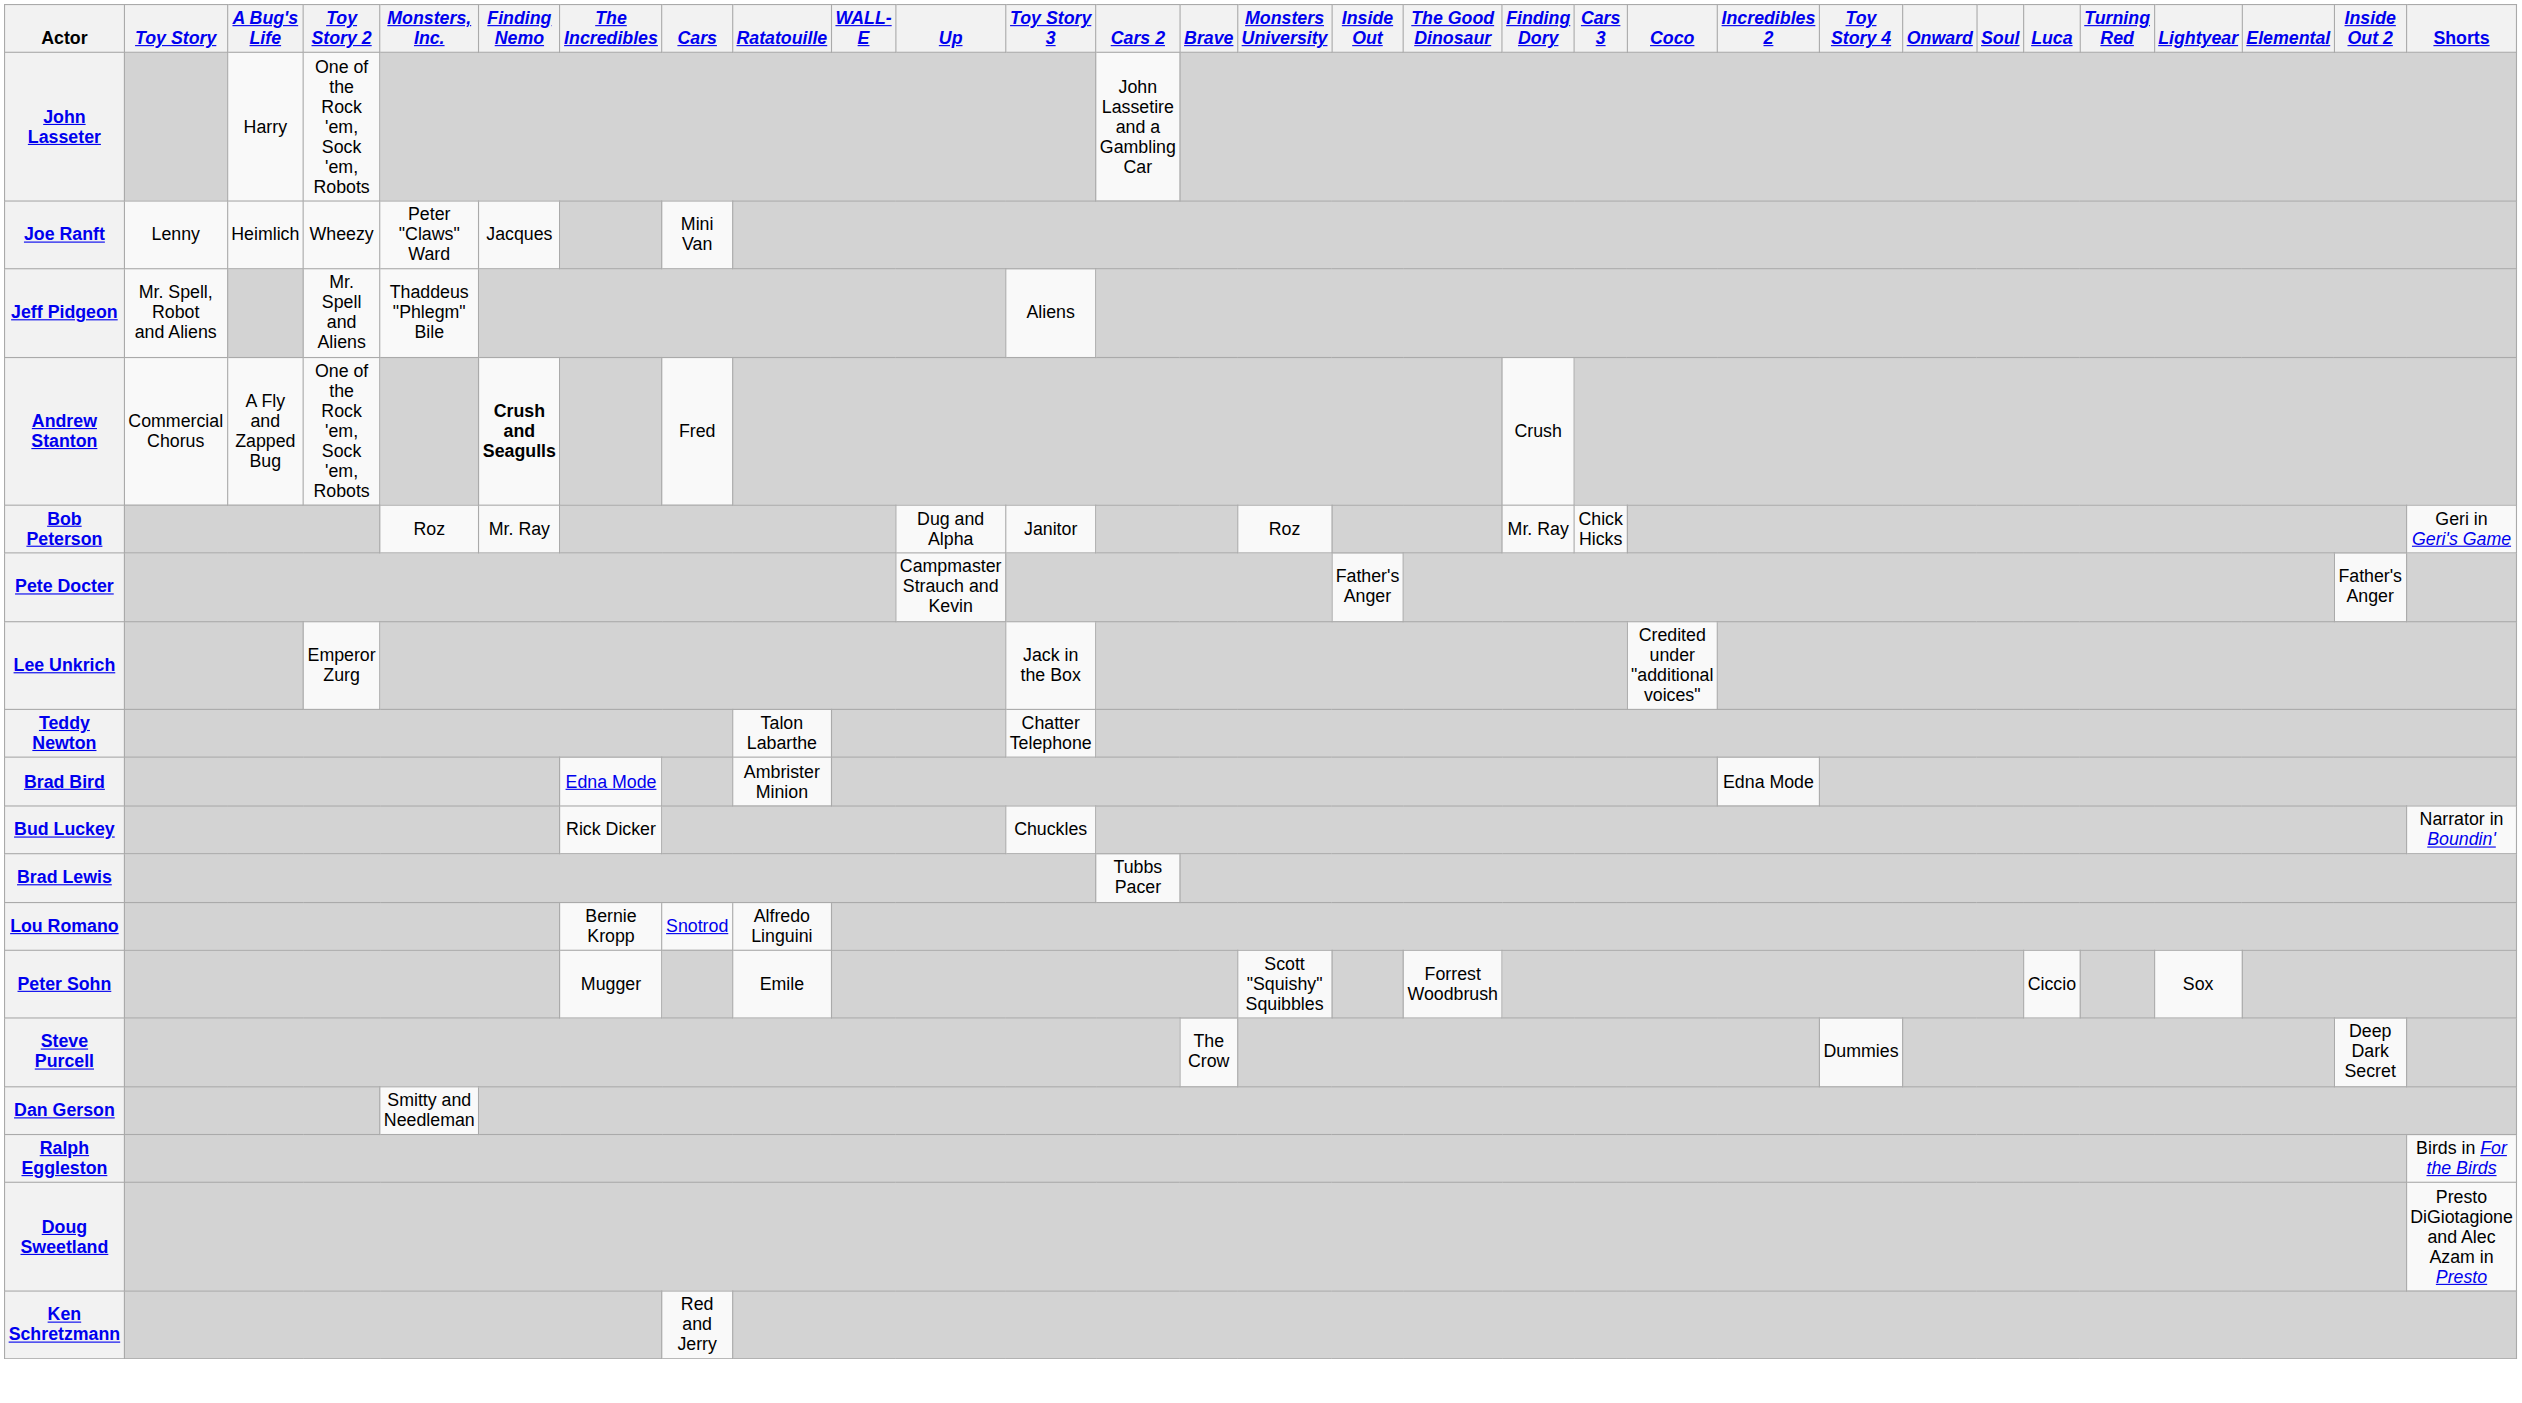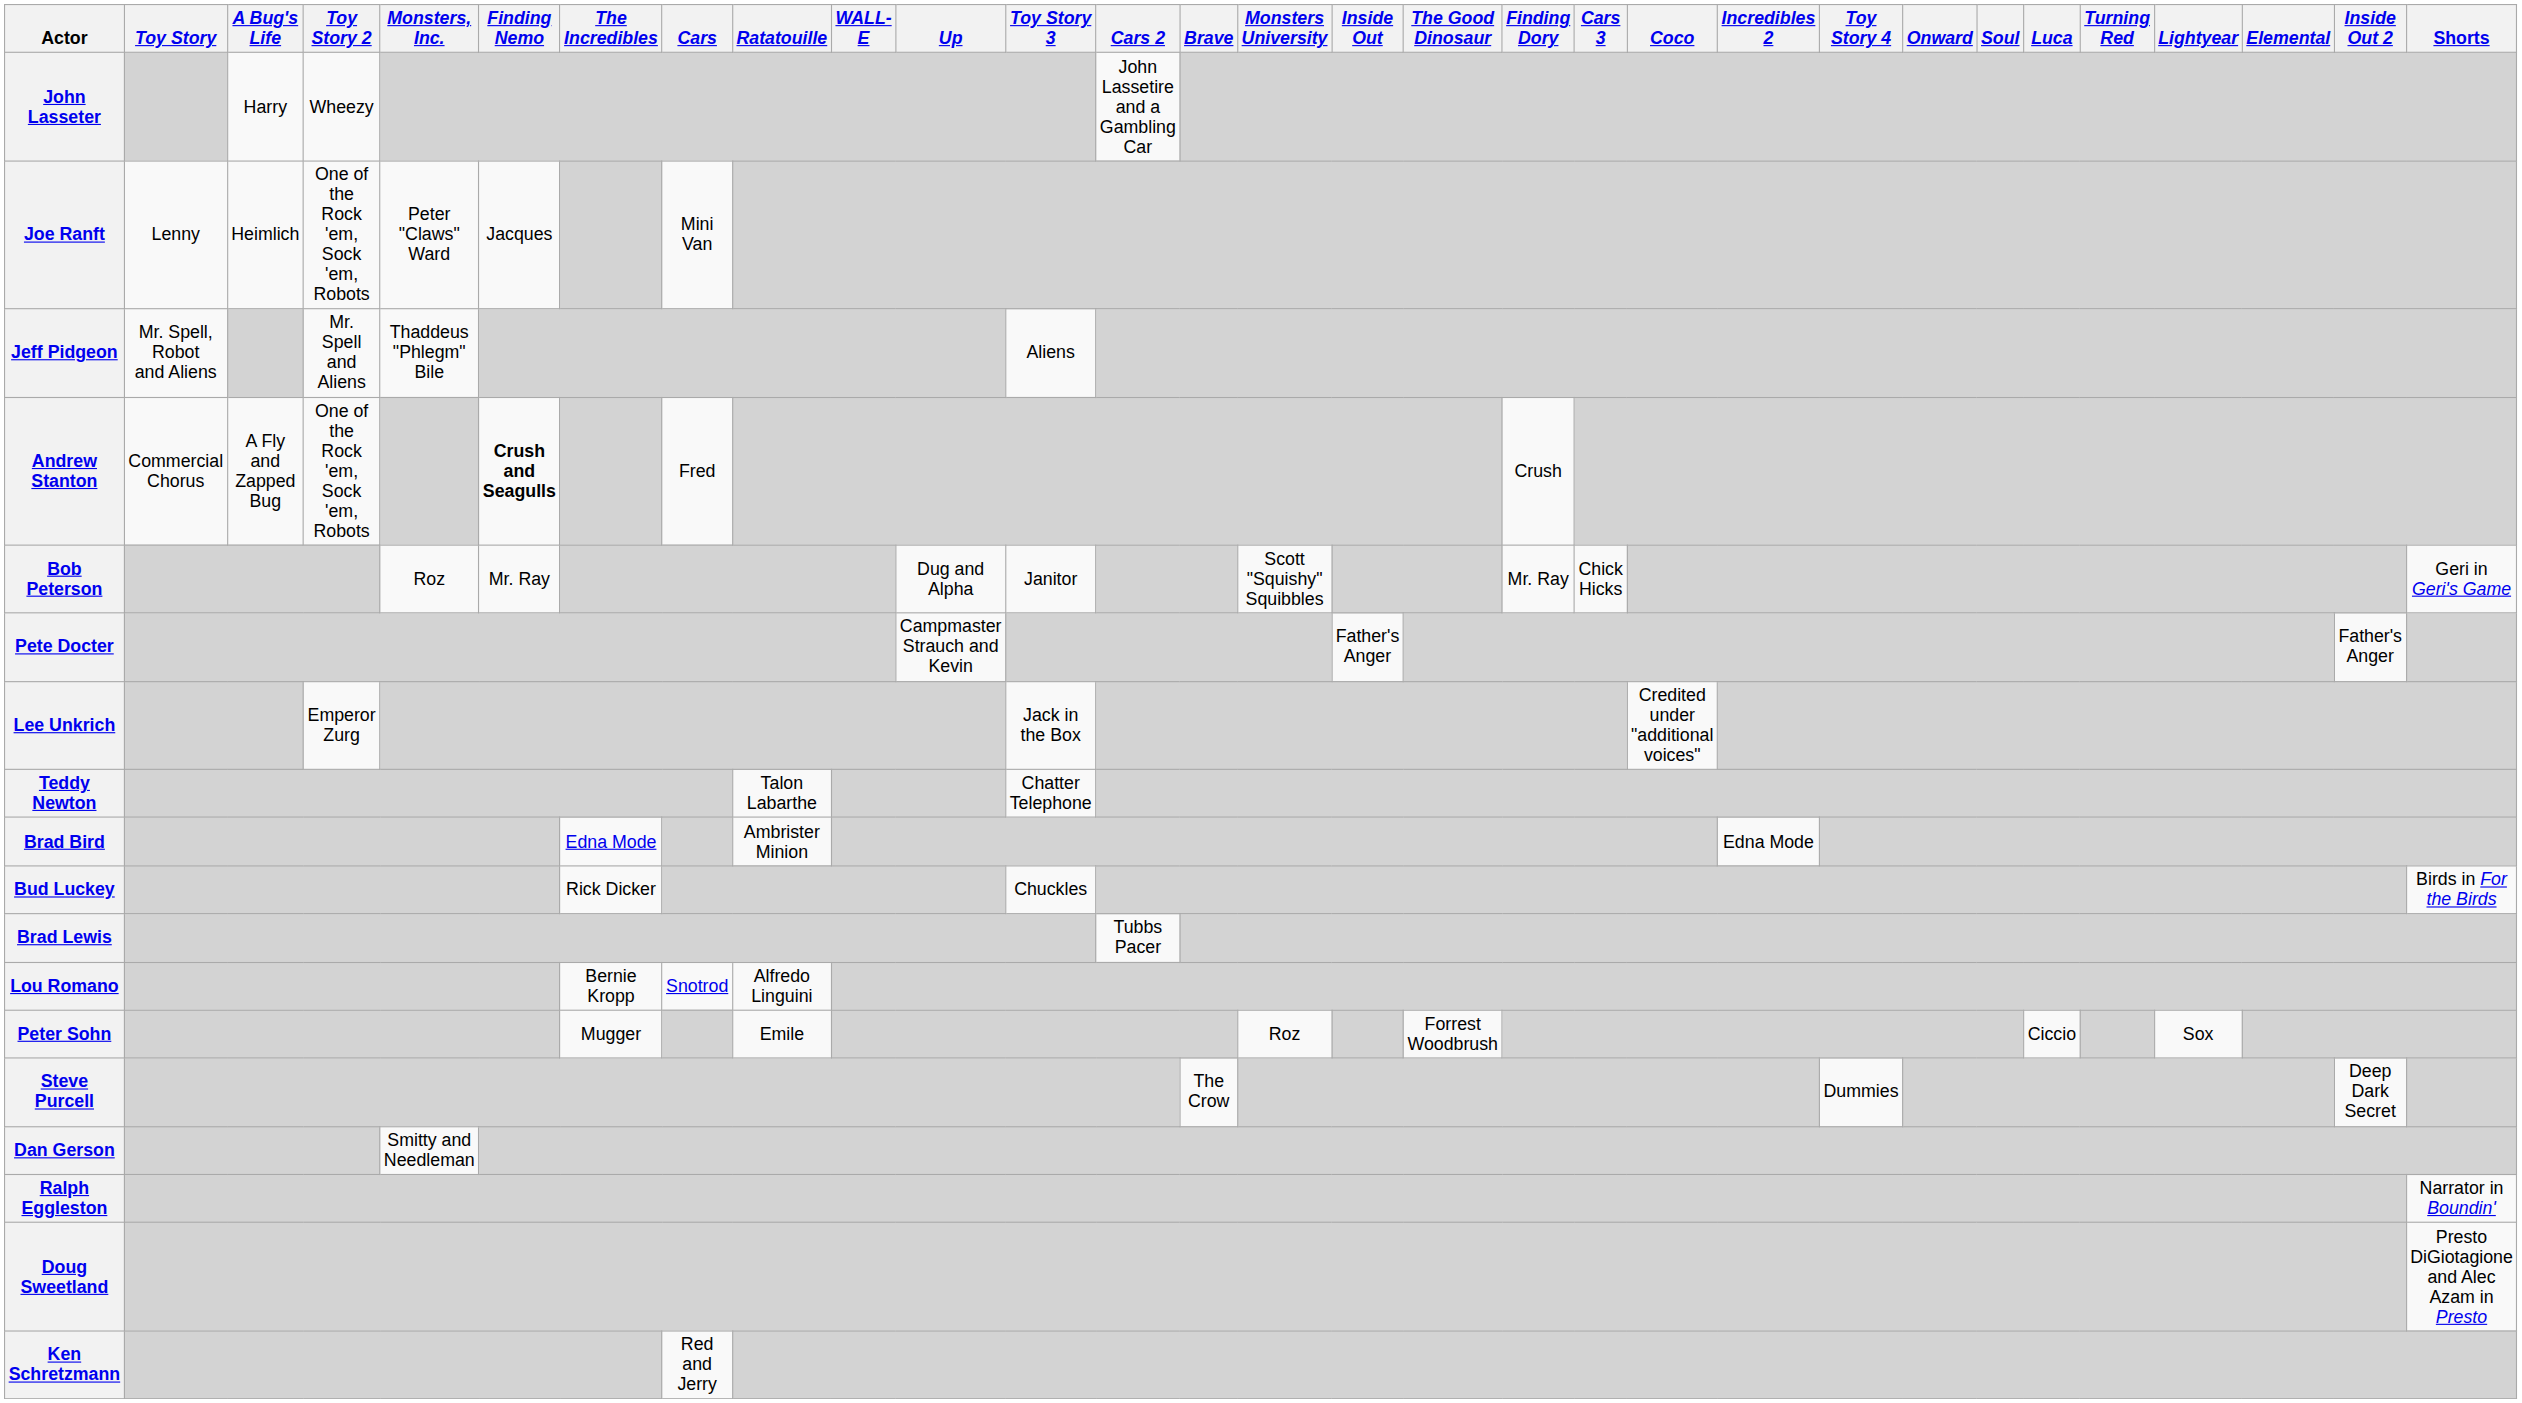(342, 126) One of the Rock 'em, Sock 'em, Robots -> (342, 106) Wheezy
(342, 234) Wheezy -> (342, 234) One of the Rock 'em, Sock 'em, Robots
(1285, 529) Roz -> (1285, 578) Scott "Squishy" Squibbles
(2462, 829) Narrator in Boundin' -> (2462, 889) Birds in For the Birds
(1285, 984) Scott "Squishy" Squibbles -> (1285, 1034) Roz
(2462, 1158) Birds in For the Birds -> (2462, 1198) Narrator in Boundin'
